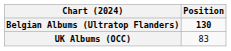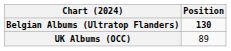(204, 39) 83 -> (204, 39) 89
